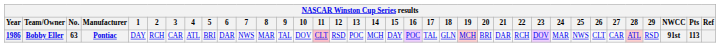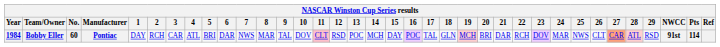(13, 36) 1986 -> (13, 36) 1984
(74, 36) 63 -> (74, 36) 60
(616, 36) no background -> (616, 36) lightsalmon background
(694, 36) 113 -> (694, 36) 114
